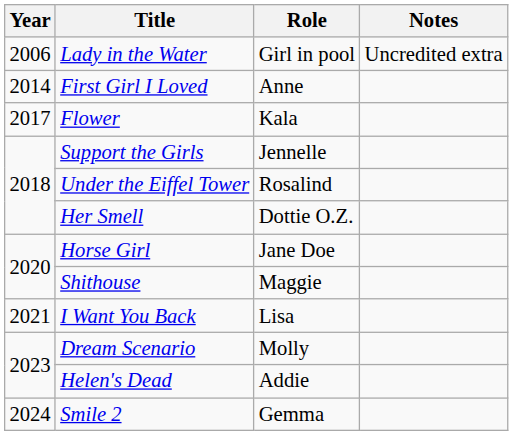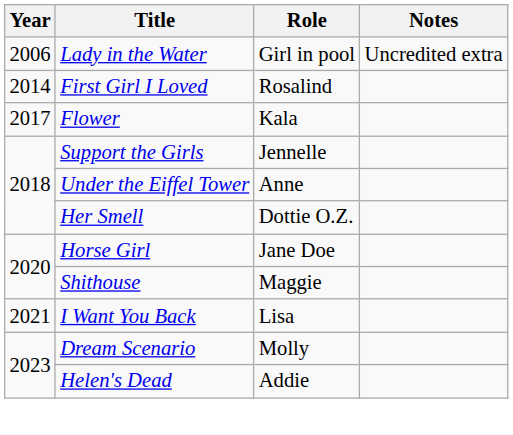(281, 86) Anne -> (295, 86) Rosalind
(295, 184) Rosalind -> (281, 184) Anne
- row: (91, 413)
